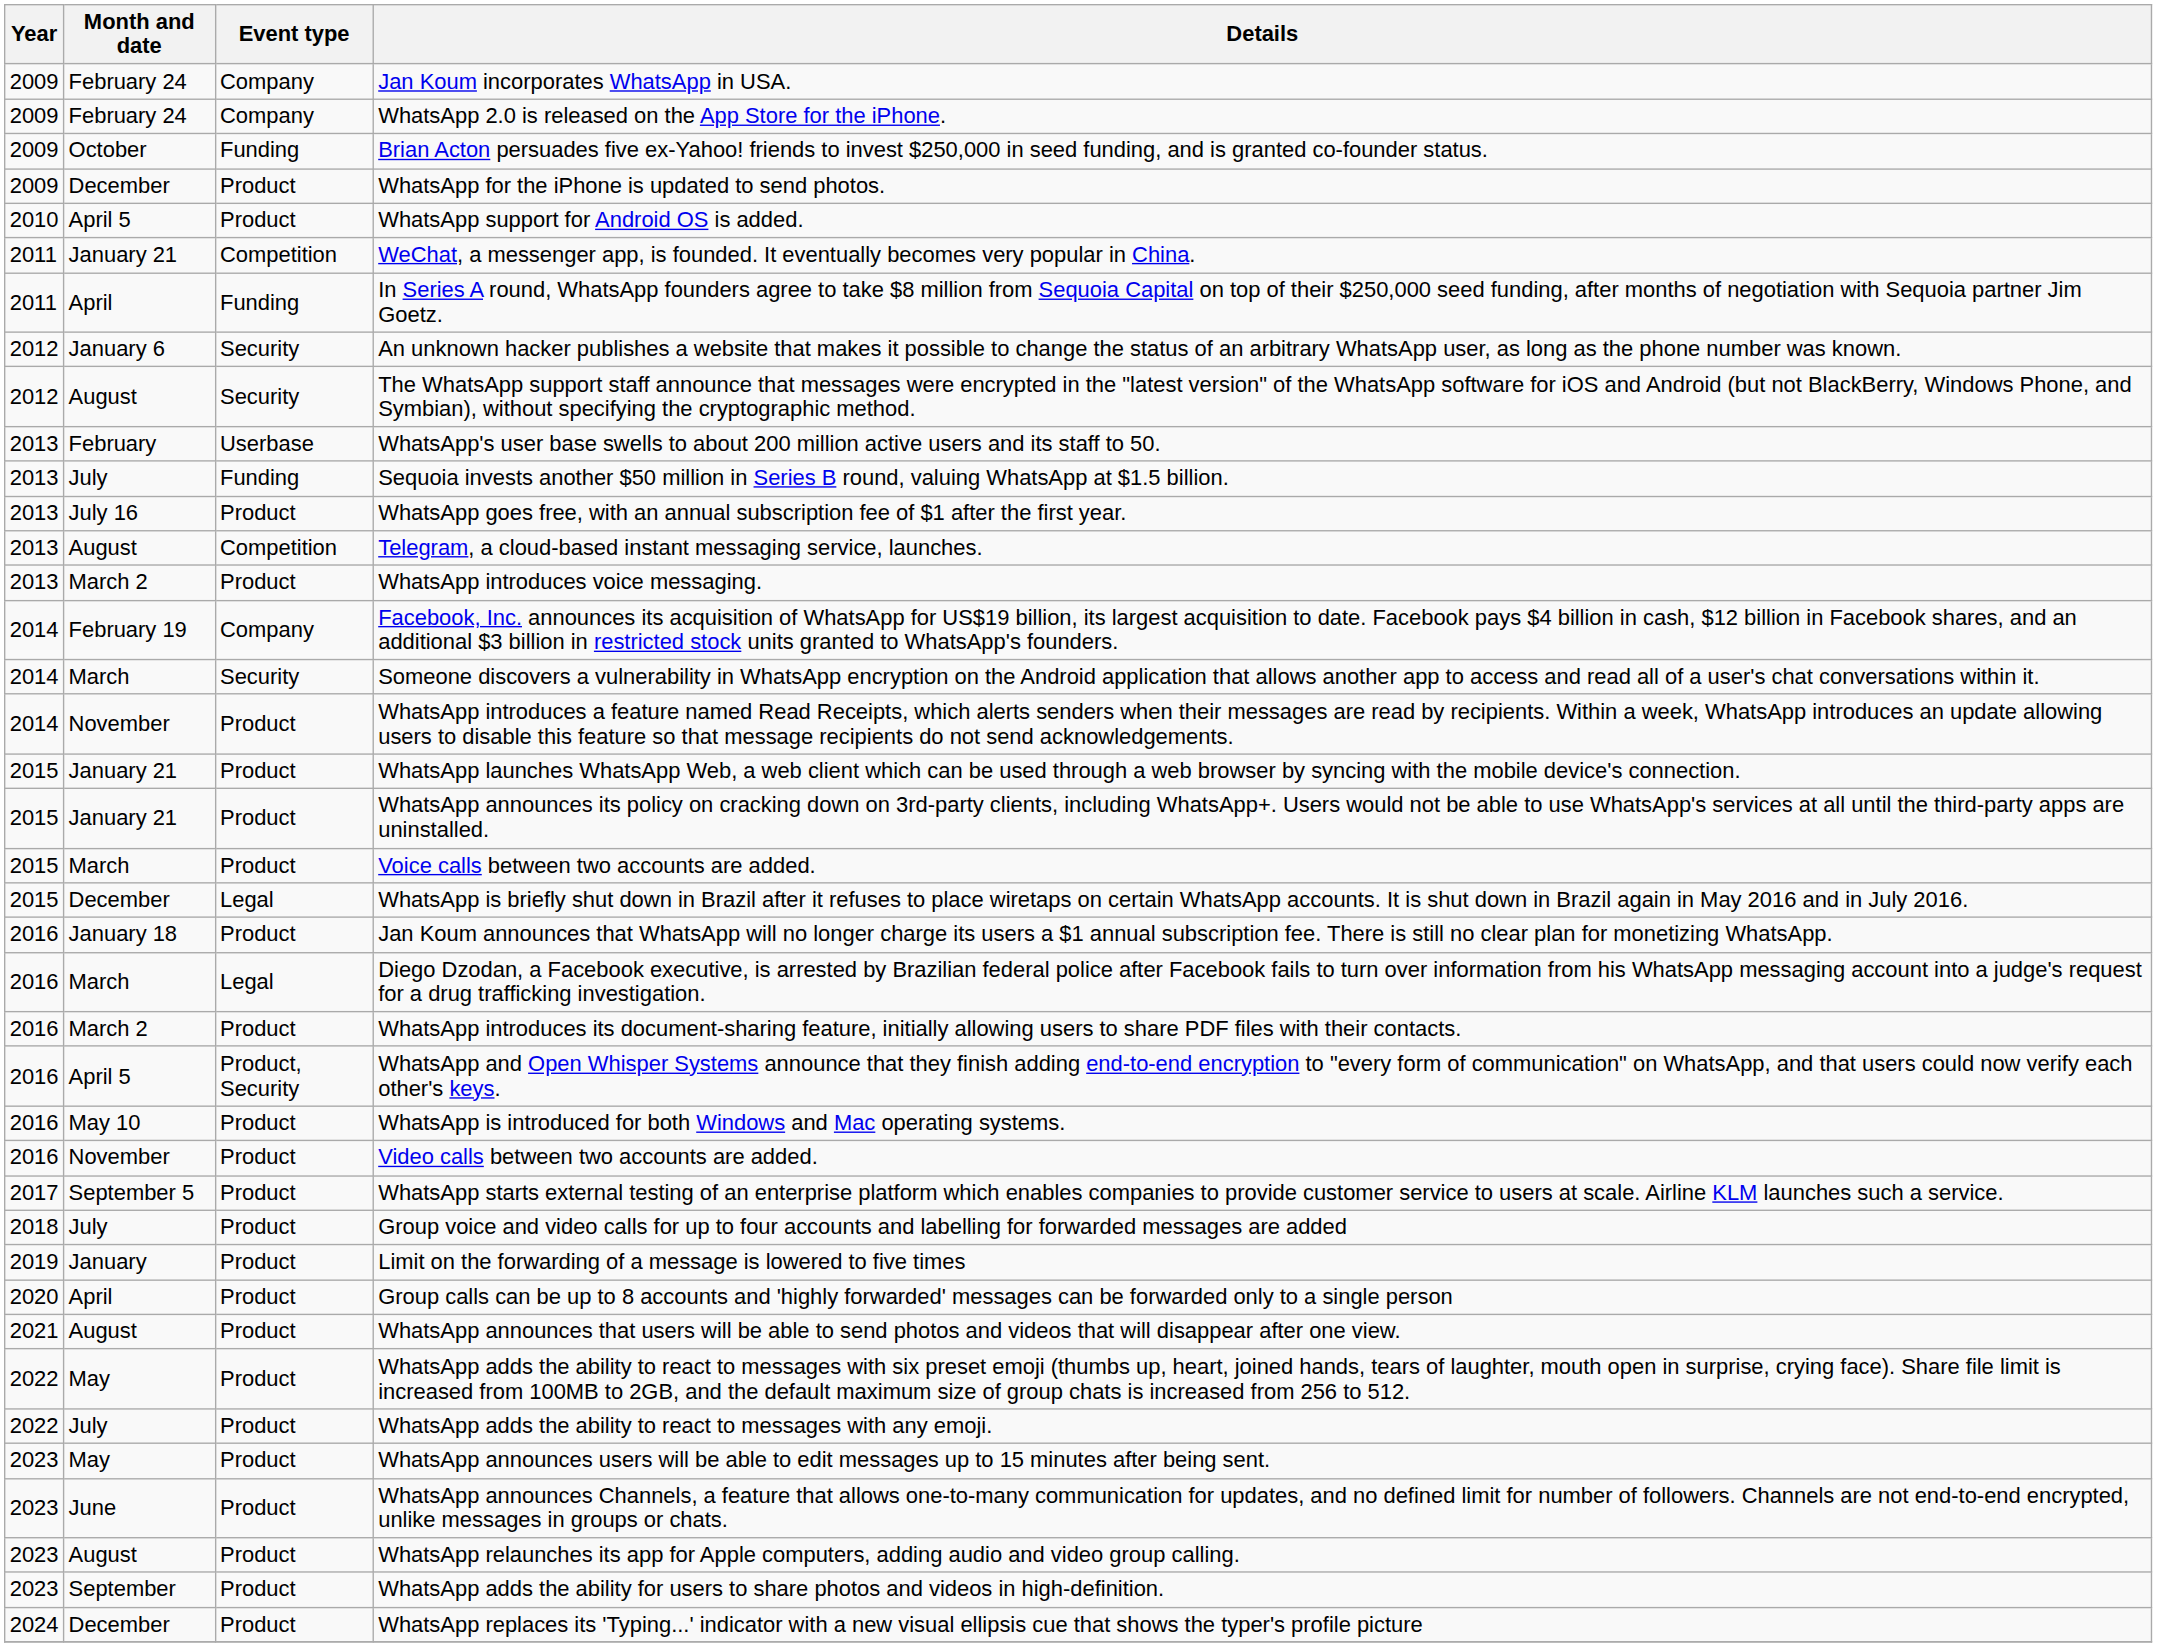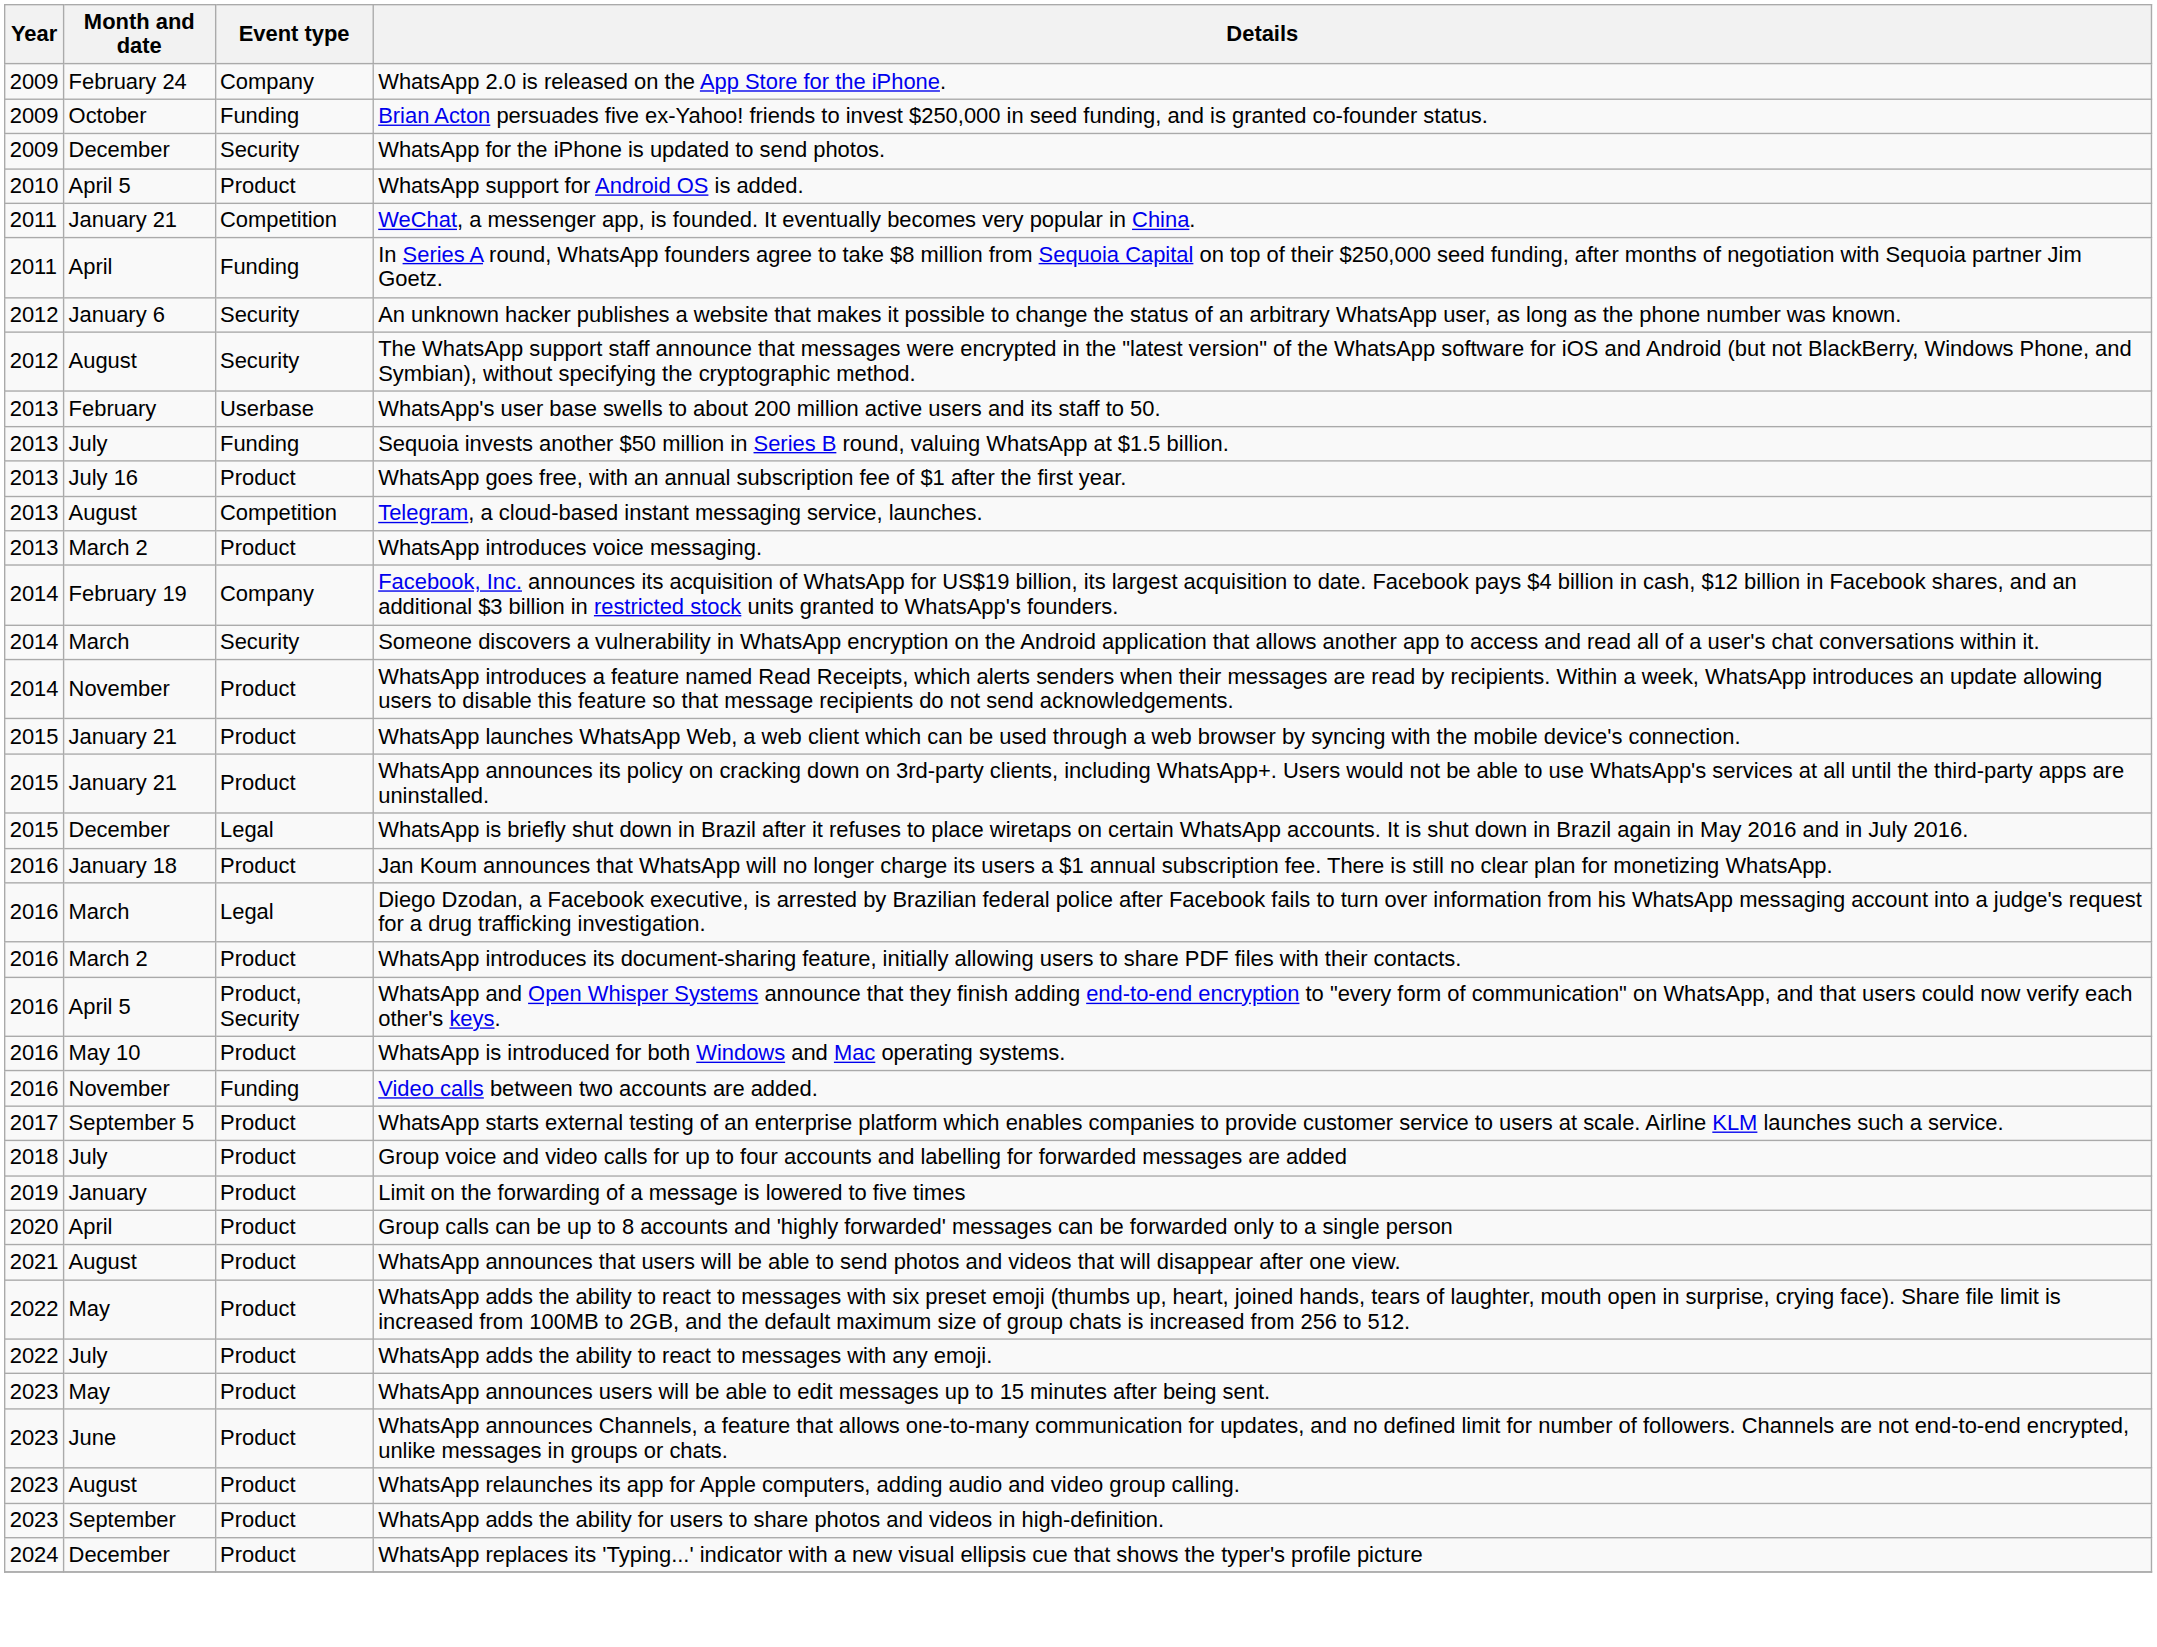- row: (585, 81)
(258, 185) Product -> (260, 150) Security
- row: (597, 865)
(258, 1157) Product -> (260, 1088) Funding
